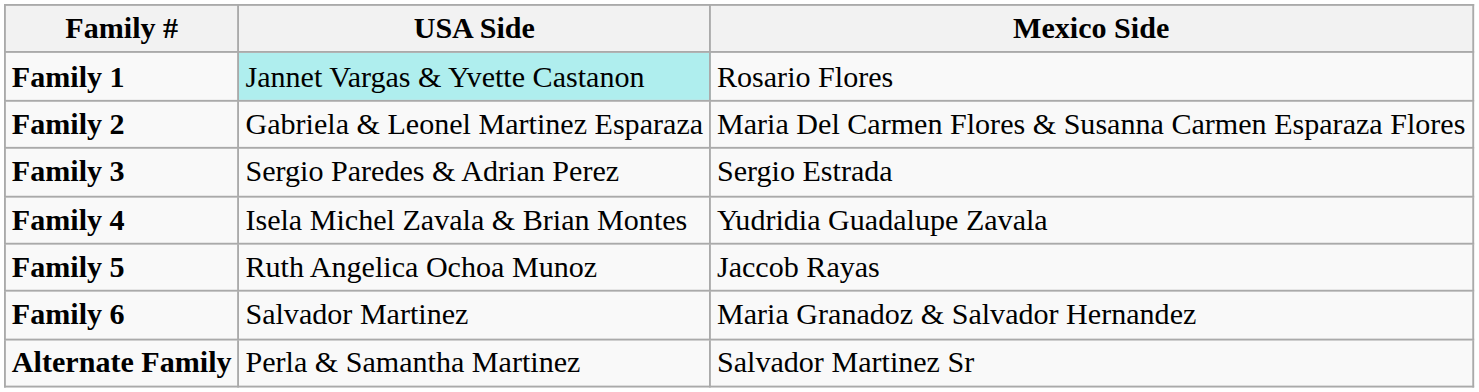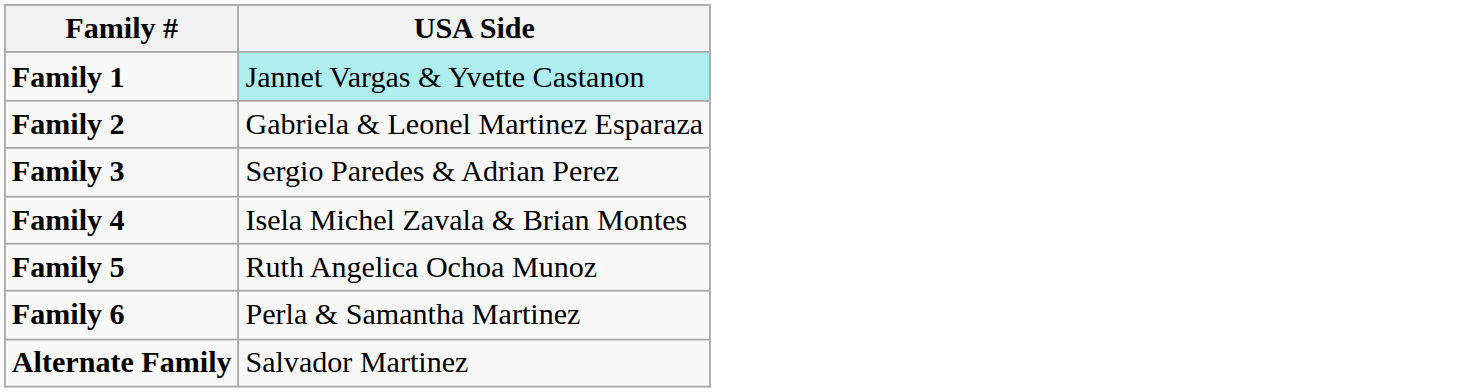- column: (1091, 28)
(357, 314) Salvador Martinez -> (413, 314) Perla & Samantha Martinez
(413, 362) Perla & Samantha Martinez -> (357, 362) Salvador Martinez
